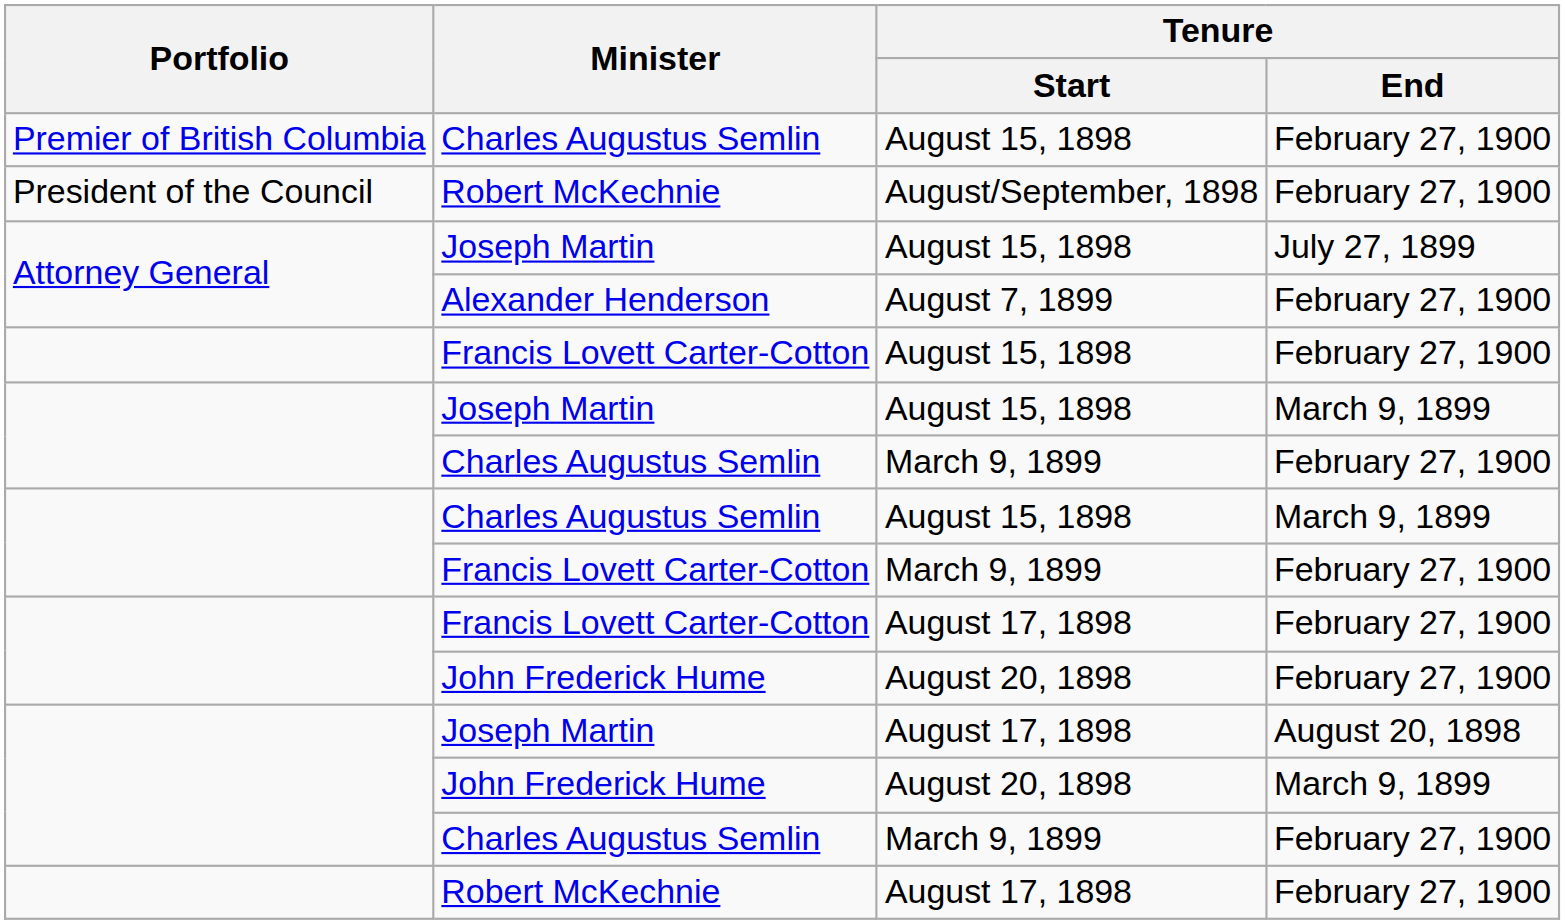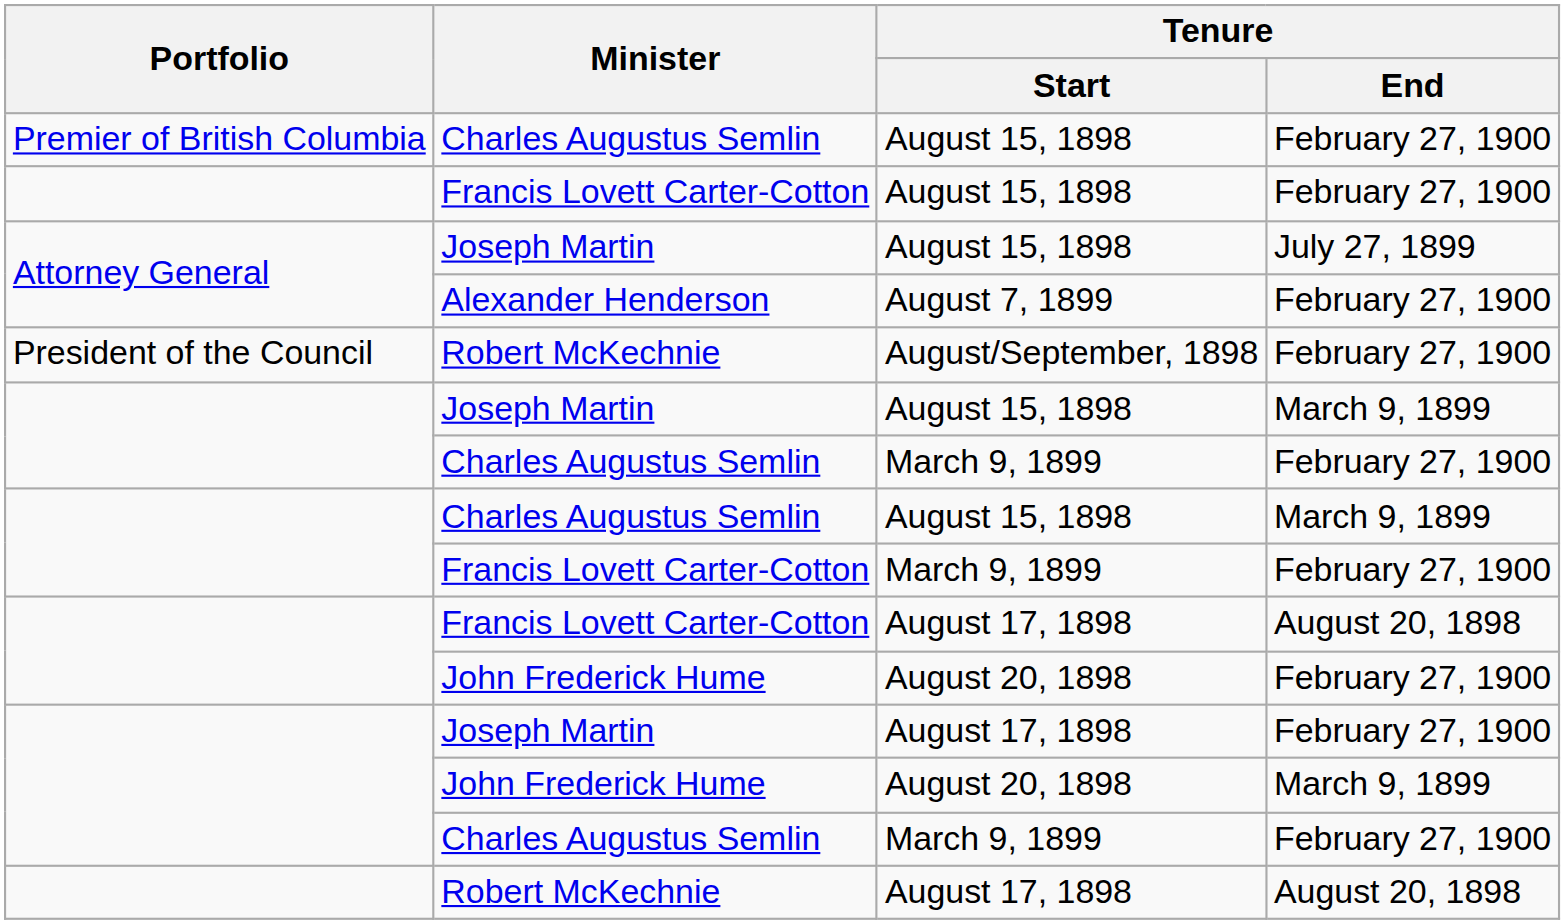rows swapped: (581, 192) <-> (655, 354)
(1413, 623) February 27, 1900 -> (1397, 623) August 20, 1898
(1397, 730) August 20, 1898 -> (1413, 730) February 27, 1900
(1413, 892) February 27, 1900 -> (1397, 892) August 20, 1898
